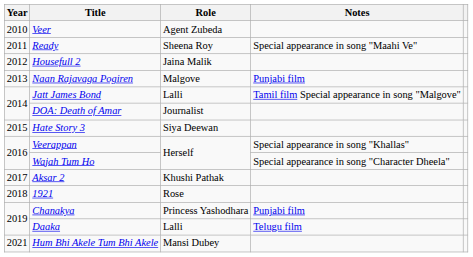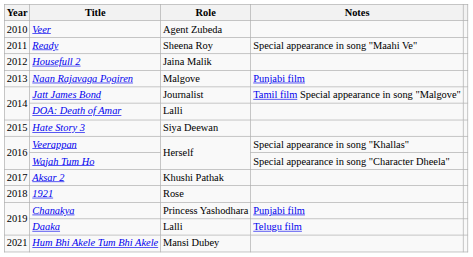(173, 95) Lalli -> (183, 95) Journalist
(183, 111) Journalist -> (173, 111) Lalli
